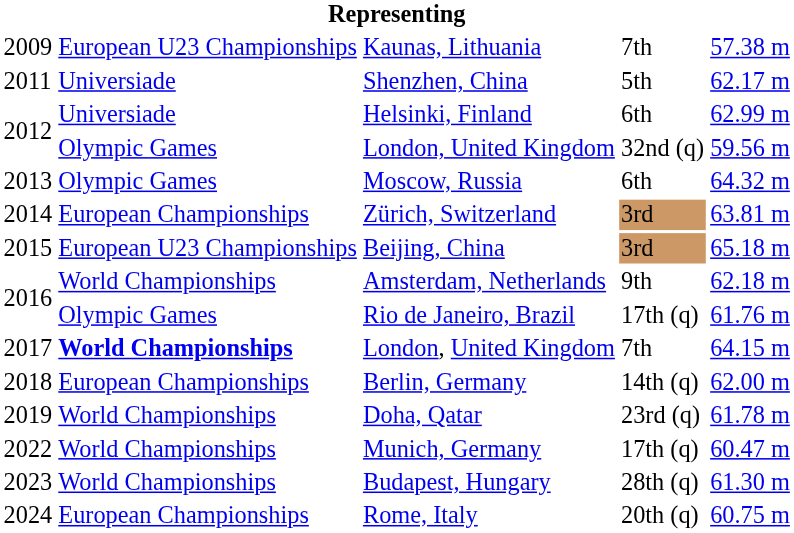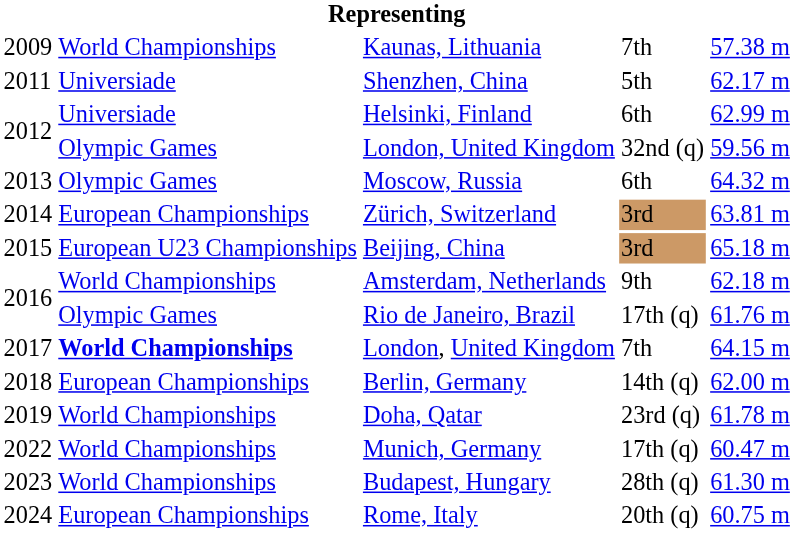(208, 47) European U23 Championships -> (167, 47) World Championships
